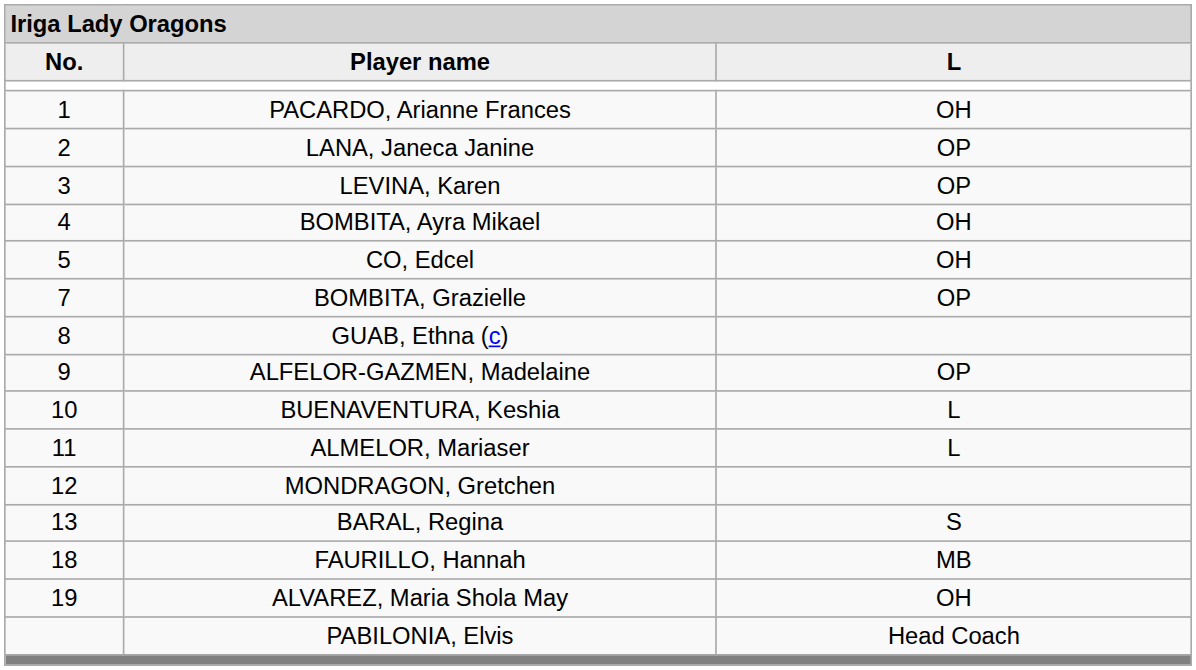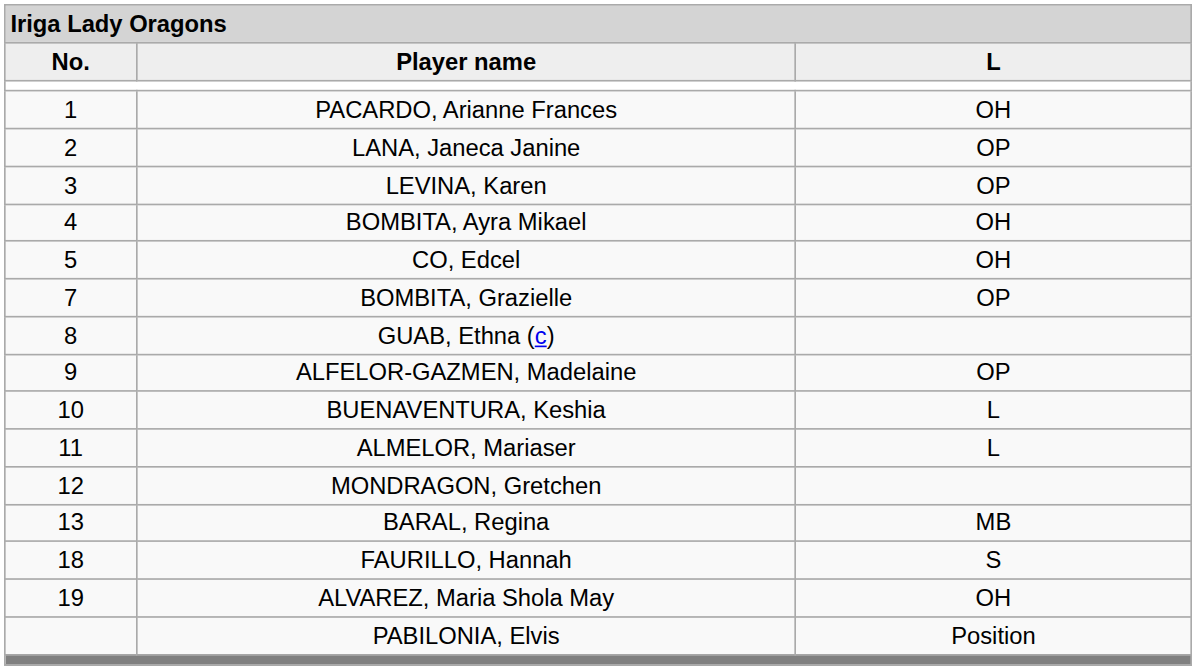(954, 523) S -> (993, 523) MB
(954, 561) MB -> (993, 561) S
(954, 636) Head Coach -> (993, 636) Position
